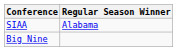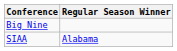rows swapped: (27, 39) <-> (17, 25)
